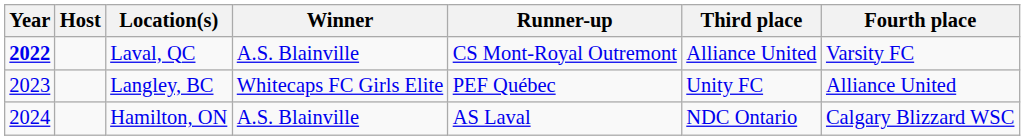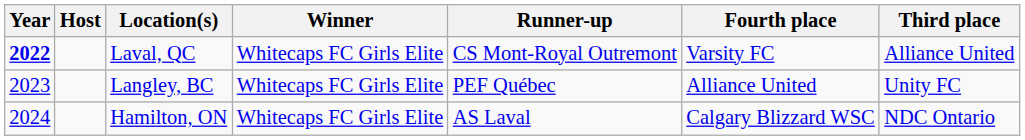columns swapped: (751, 20) <-> (920, 20)
(298, 53) A.S. Blainville -> (340, 53) Whitecaps FC Girls Elite
(298, 118) A.S. Blainville -> (340, 118) Whitecaps FC Girls Elite
